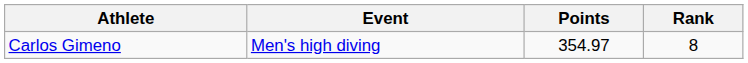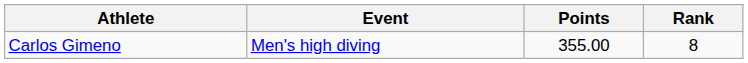(584, 45) 354.97 -> (584, 45) 355.00
